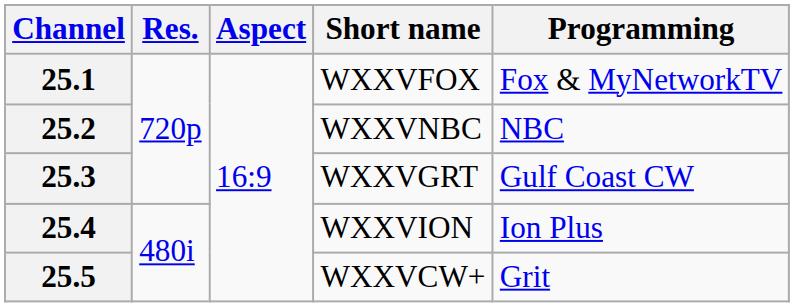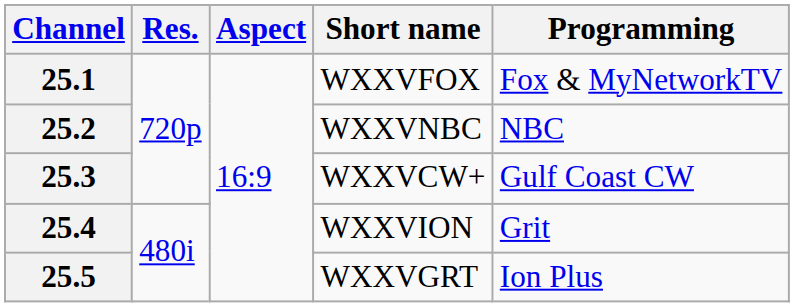(399, 177) WXXVGRT -> (403, 177) WXXVCW+
(551, 227) Ion Plus -> (525, 227) Grit
(403, 276) WXXVCW+ -> (399, 276) WXXVGRT
(525, 276) Grit -> (551, 276) Ion Plus
